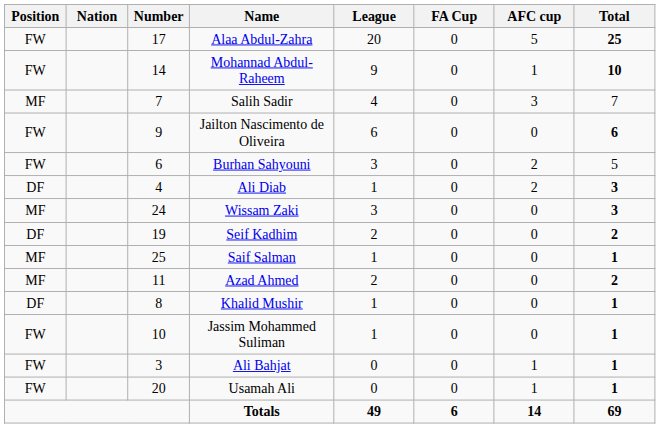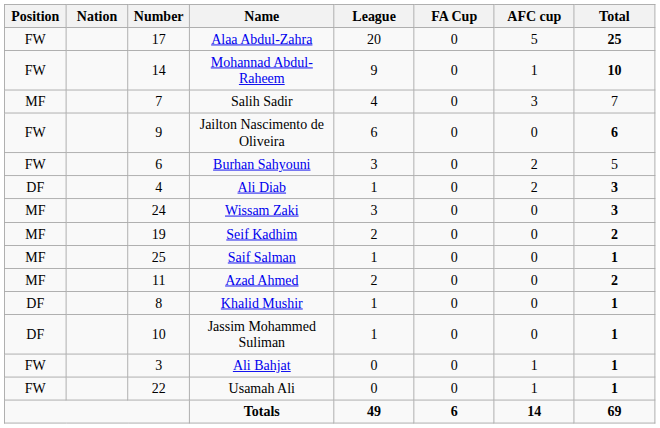(35, 233) DF -> (35, 233) MF
(35, 334) FW -> (35, 334) DF
(159, 388) 20 -> (159, 388) 22
